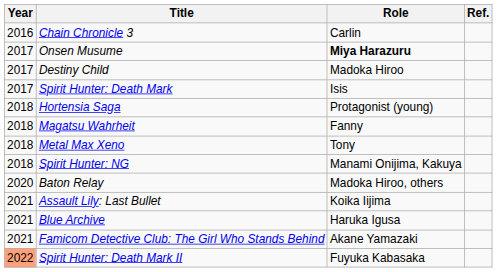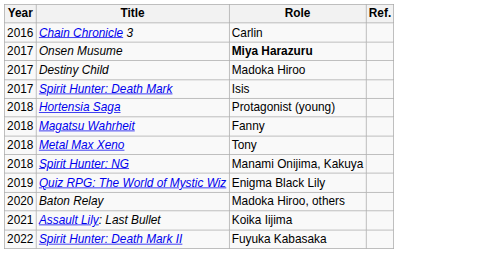+ row: (133, 182)
- row: (72, 220)
- row: (182, 239)
(20, 257) lightsalmon background -> (20, 239) no background
